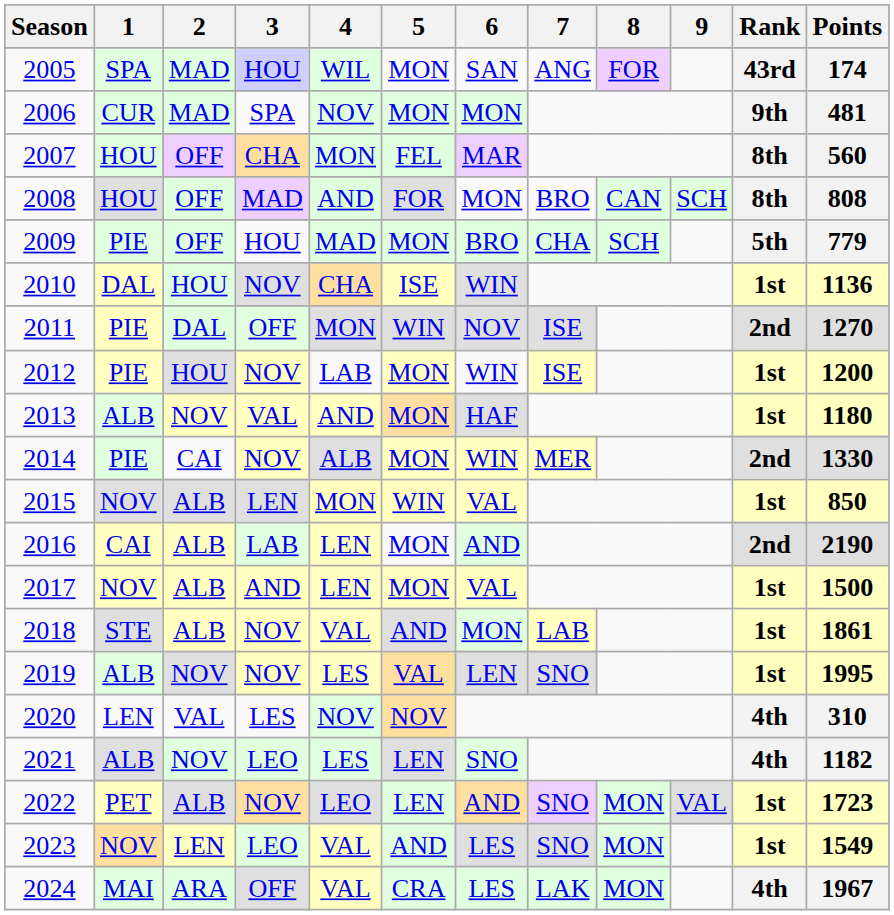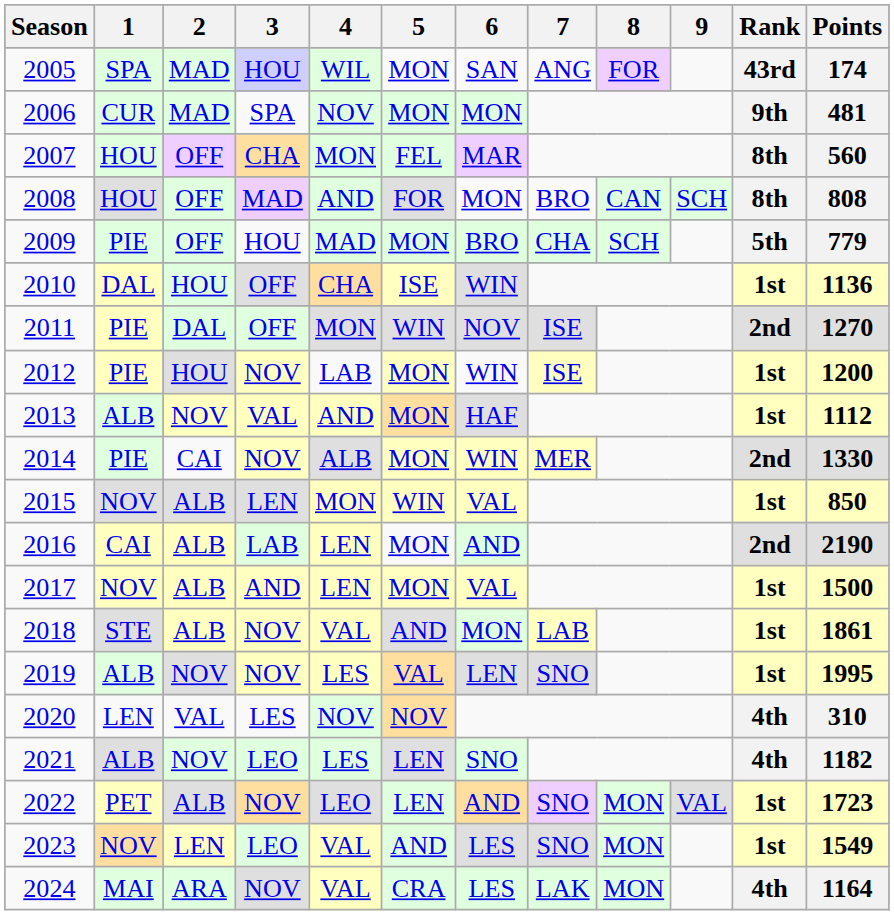(272, 284) NOV -> (272, 284) OFF
(847, 414) 1180 -> (847, 414) 1112
(272, 888) OFF -> (272, 888) NOV
(847, 888) 1967 -> (847, 888) 1164
